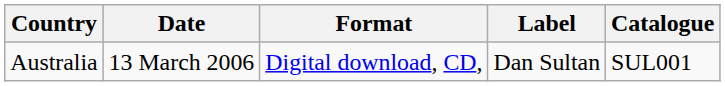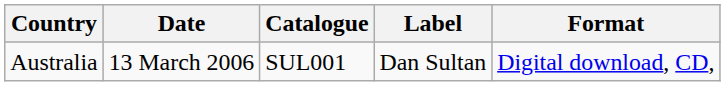columns swapped: (374, 23) <-> (663, 23)
